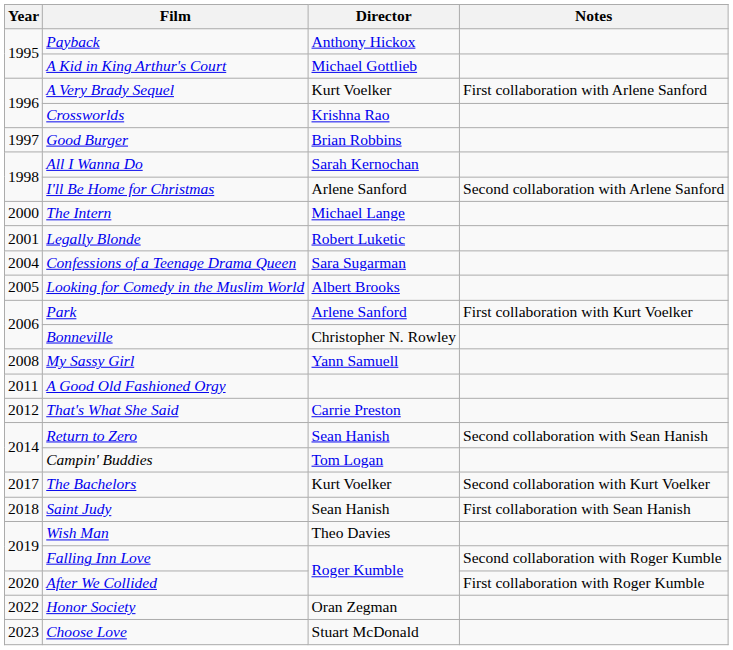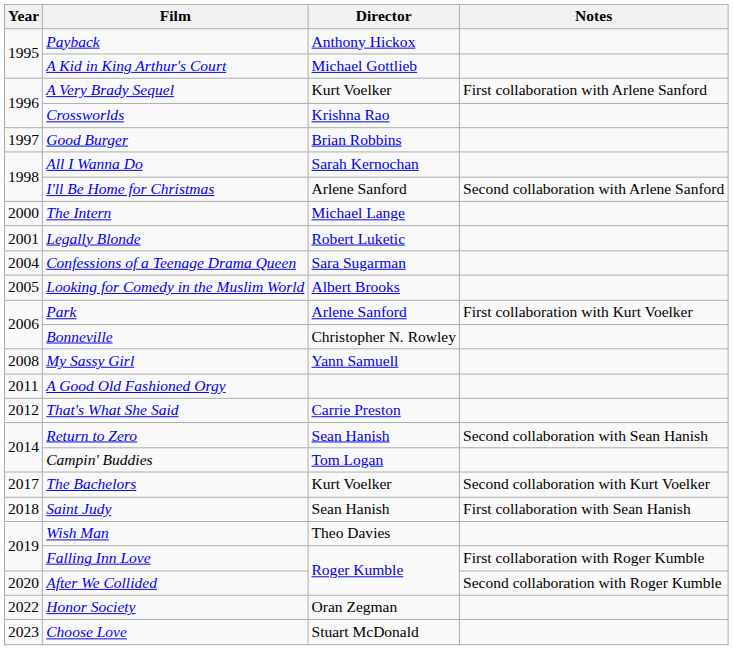(592, 558) Second collaboration with Roger Kumble -> (584, 558) First collaboration with Roger Kumble
(584, 582) First collaboration with Roger Kumble -> (592, 582) Second collaboration with Roger Kumble
